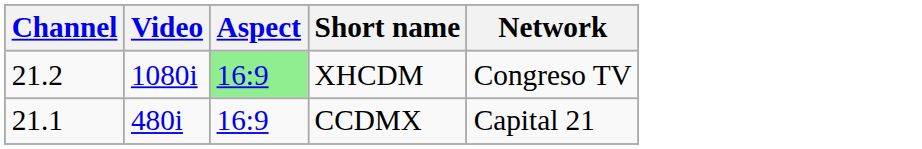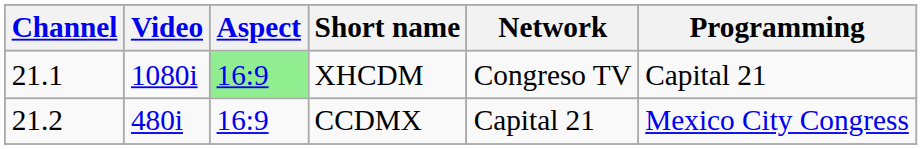+ column: (777, 27)
(37, 74) 21.2 -> (37, 74) 21.1
(37, 120) 21.1 -> (37, 120) 21.2
